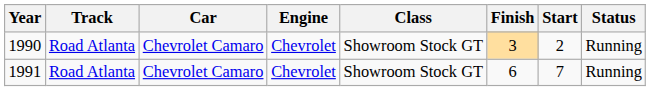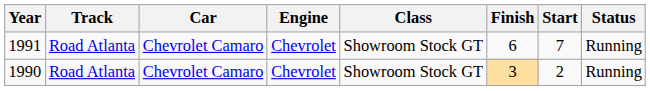rows swapped: (25, 45) <-> (25, 72)
